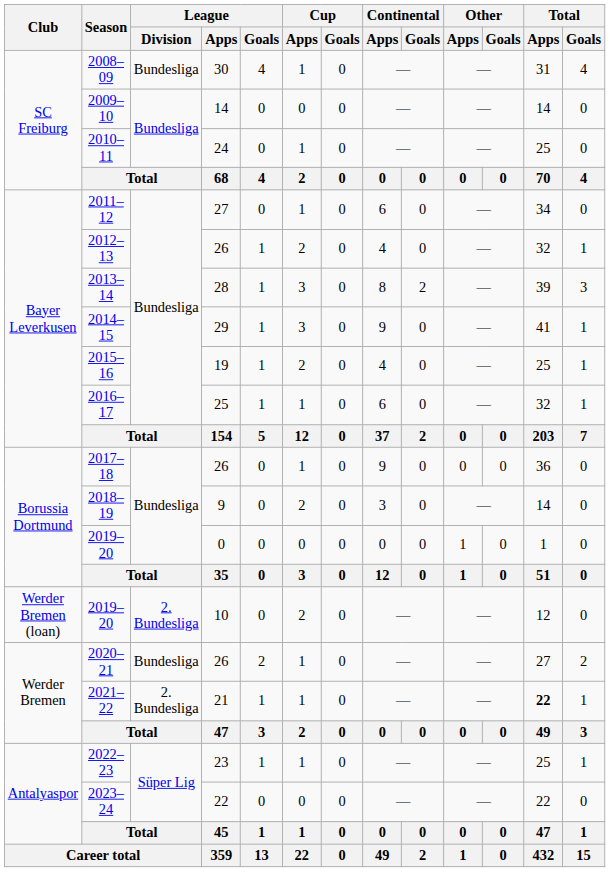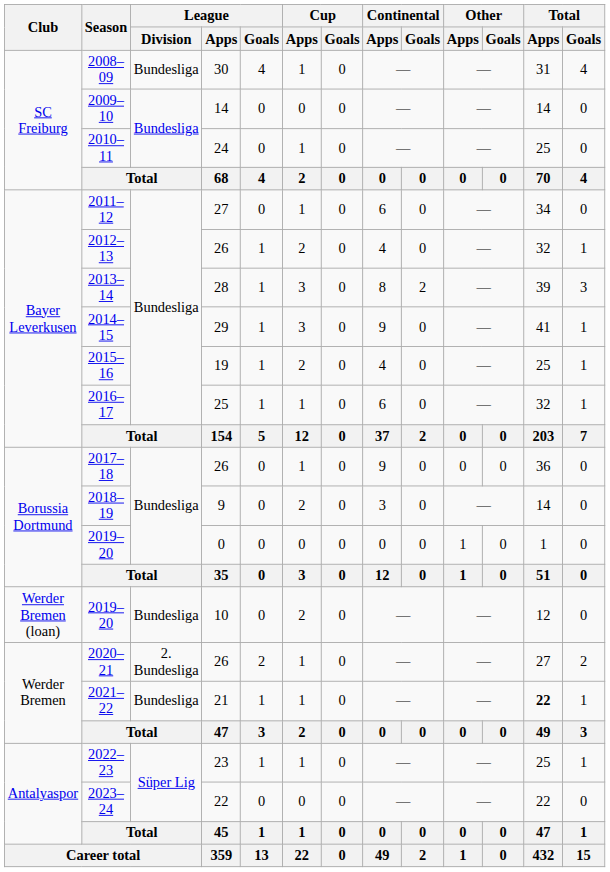(166, 614) 2. Bundesliga -> (166, 614) Bundesliga
(166, 661) Bundesliga -> (166, 661) 2. Bundesliga
(166, 700) 2. Bundesliga -> (166, 700) Bundesliga
